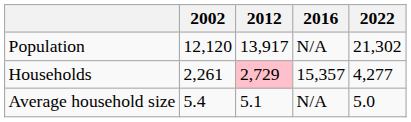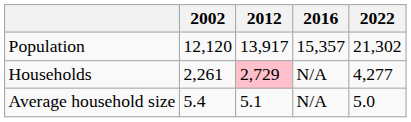(312, 46) N/A -> (321, 46) 15,357
(321, 74) 15,357 -> (312, 74) N/A
